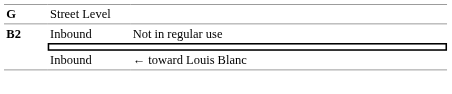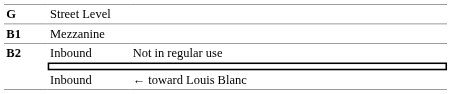+ row: (77, 33)
